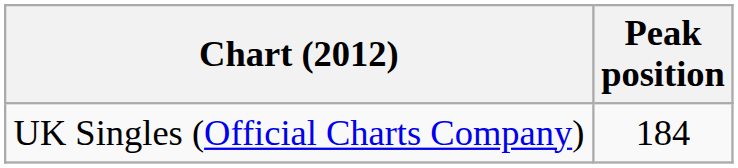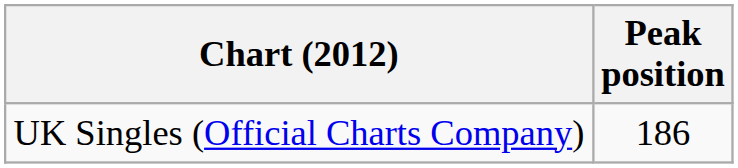(663, 132) 184 -> (663, 132) 186
